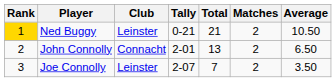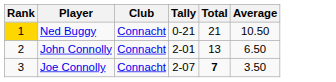- column: (256, 13)
(137, 31) Leinster -> (142, 31) Connacht
(137, 67) Leinster -> (142, 67) Connacht
(215, 67) normal -> (215, 67) bold
